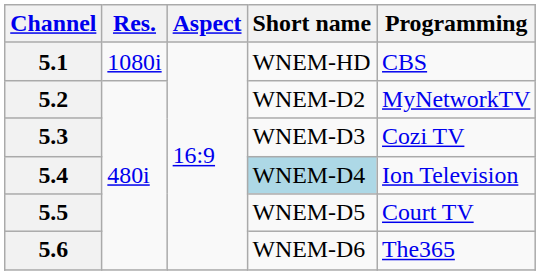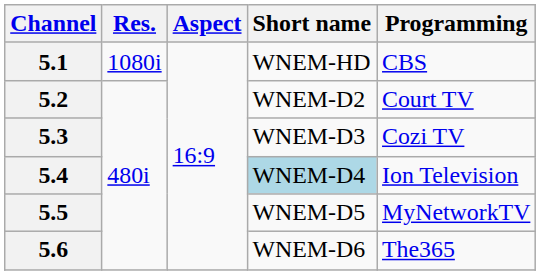(456, 99) MyNetworkTV -> (428, 99) Court TV
(428, 212) Court TV -> (456, 212) MyNetworkTV
